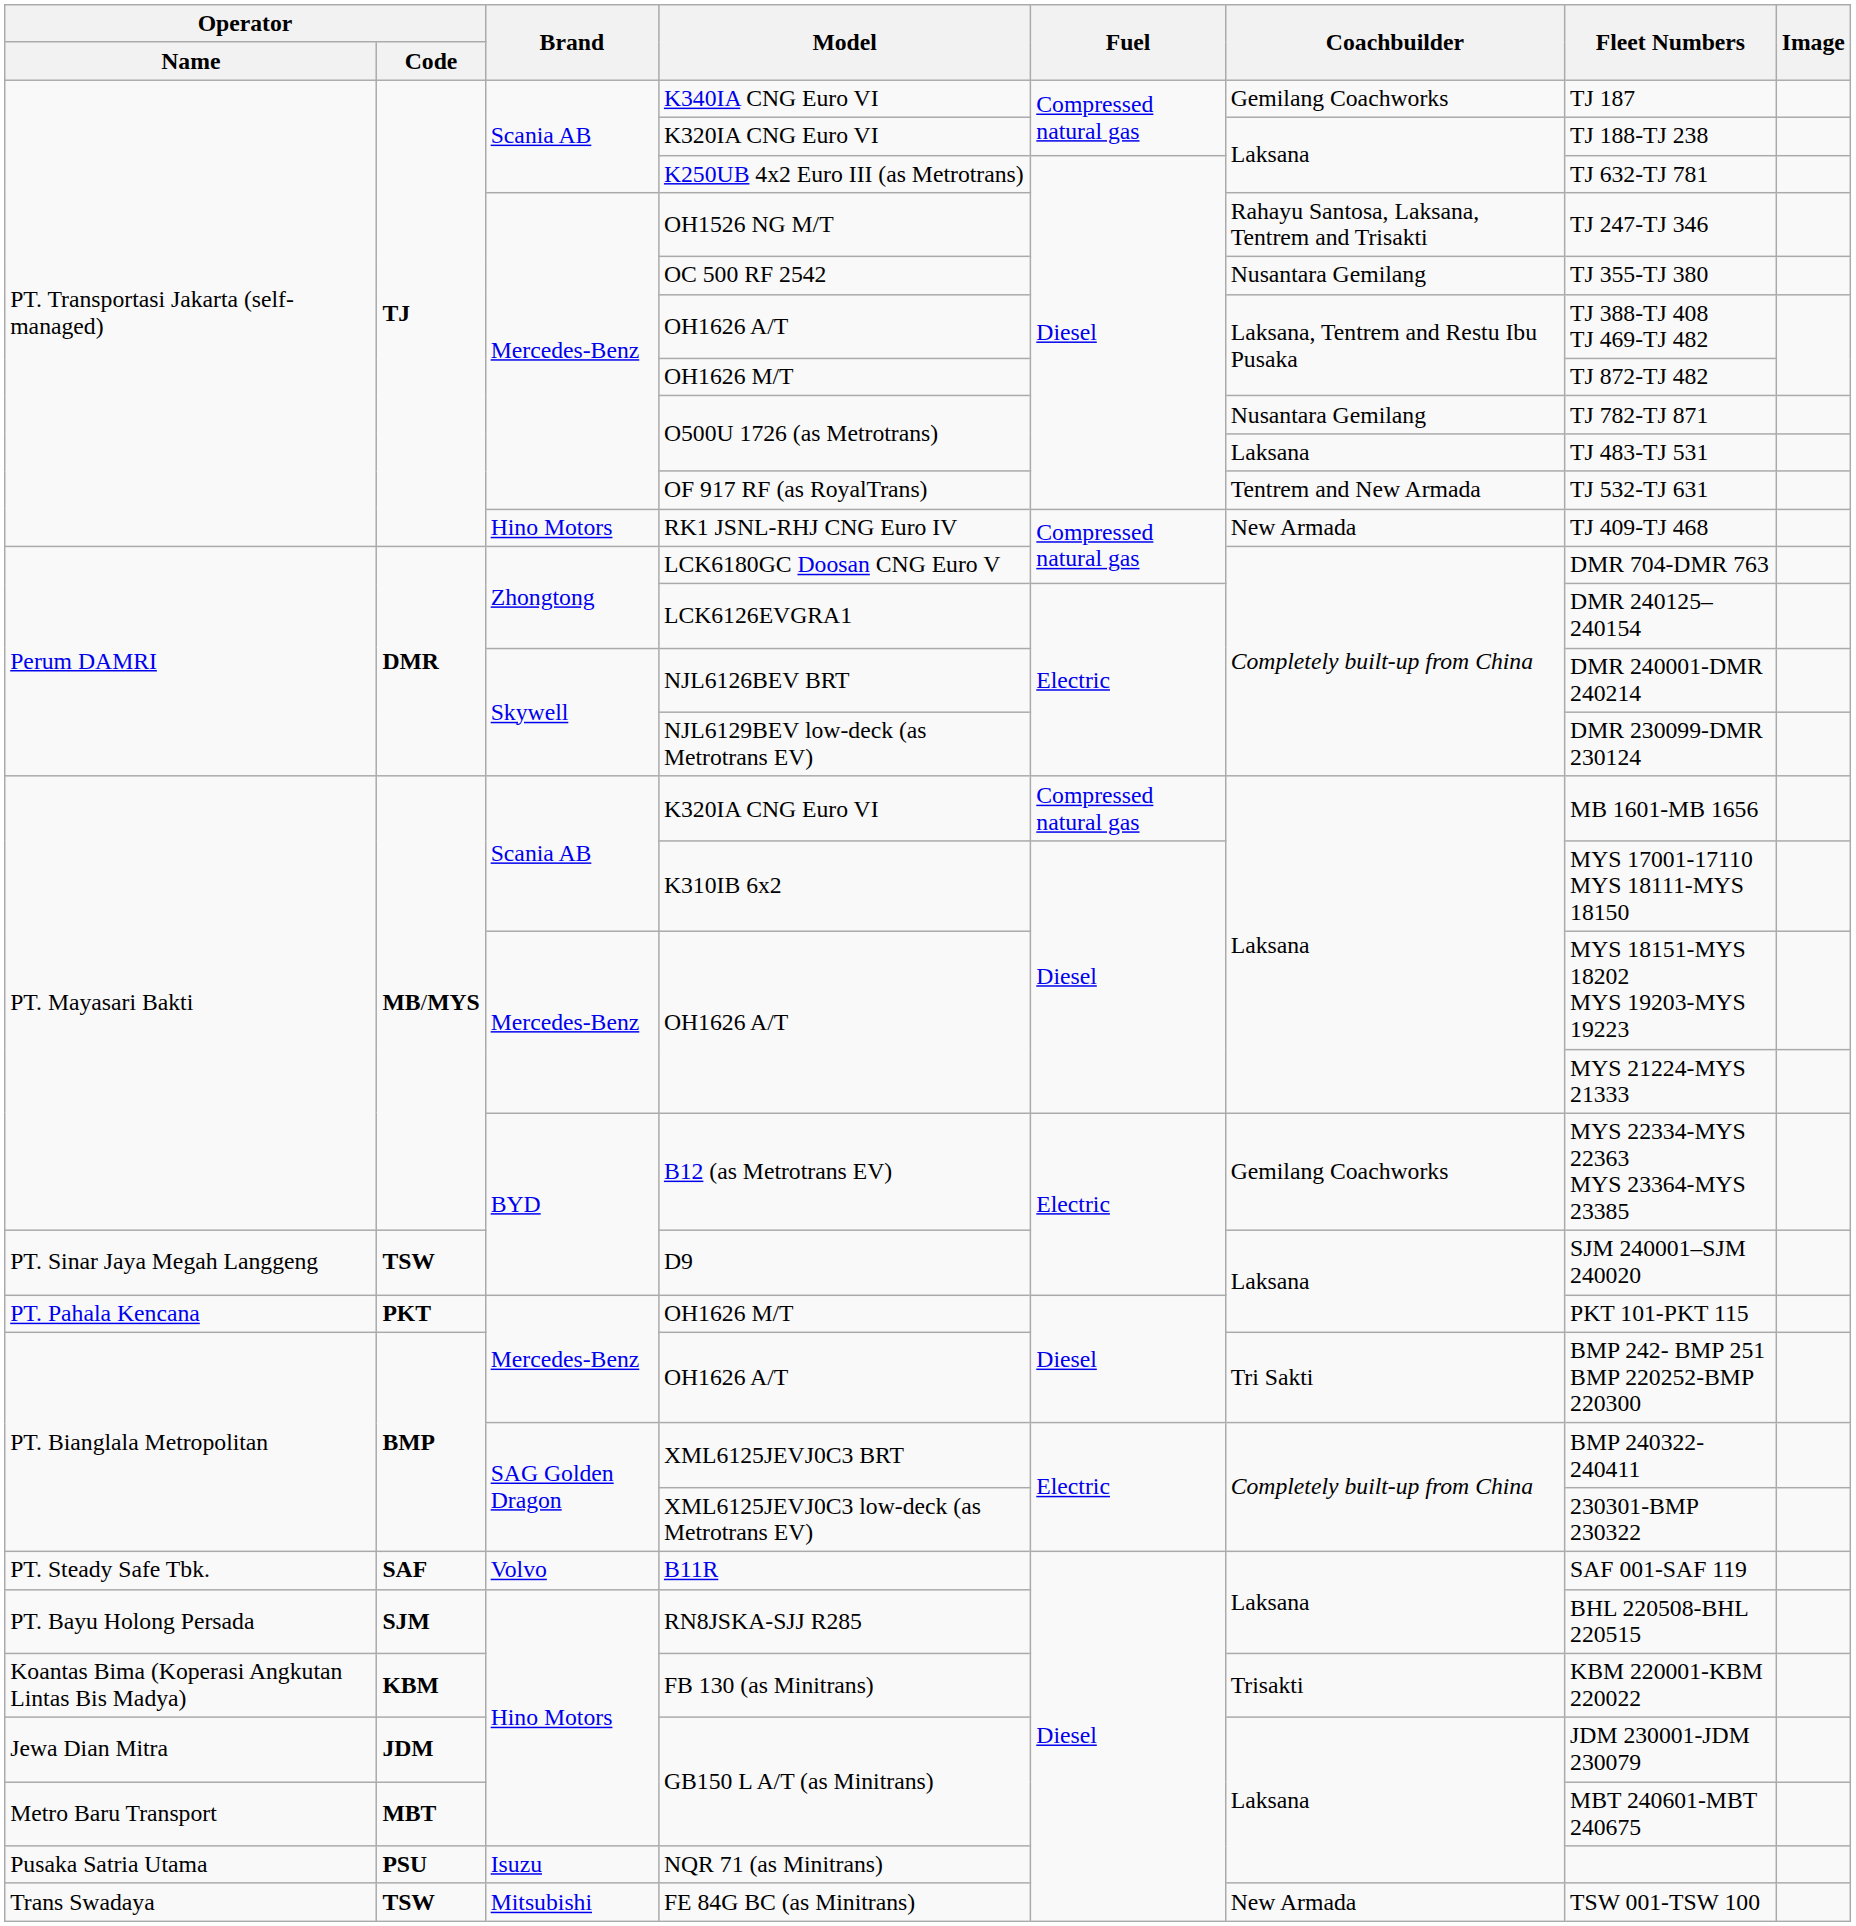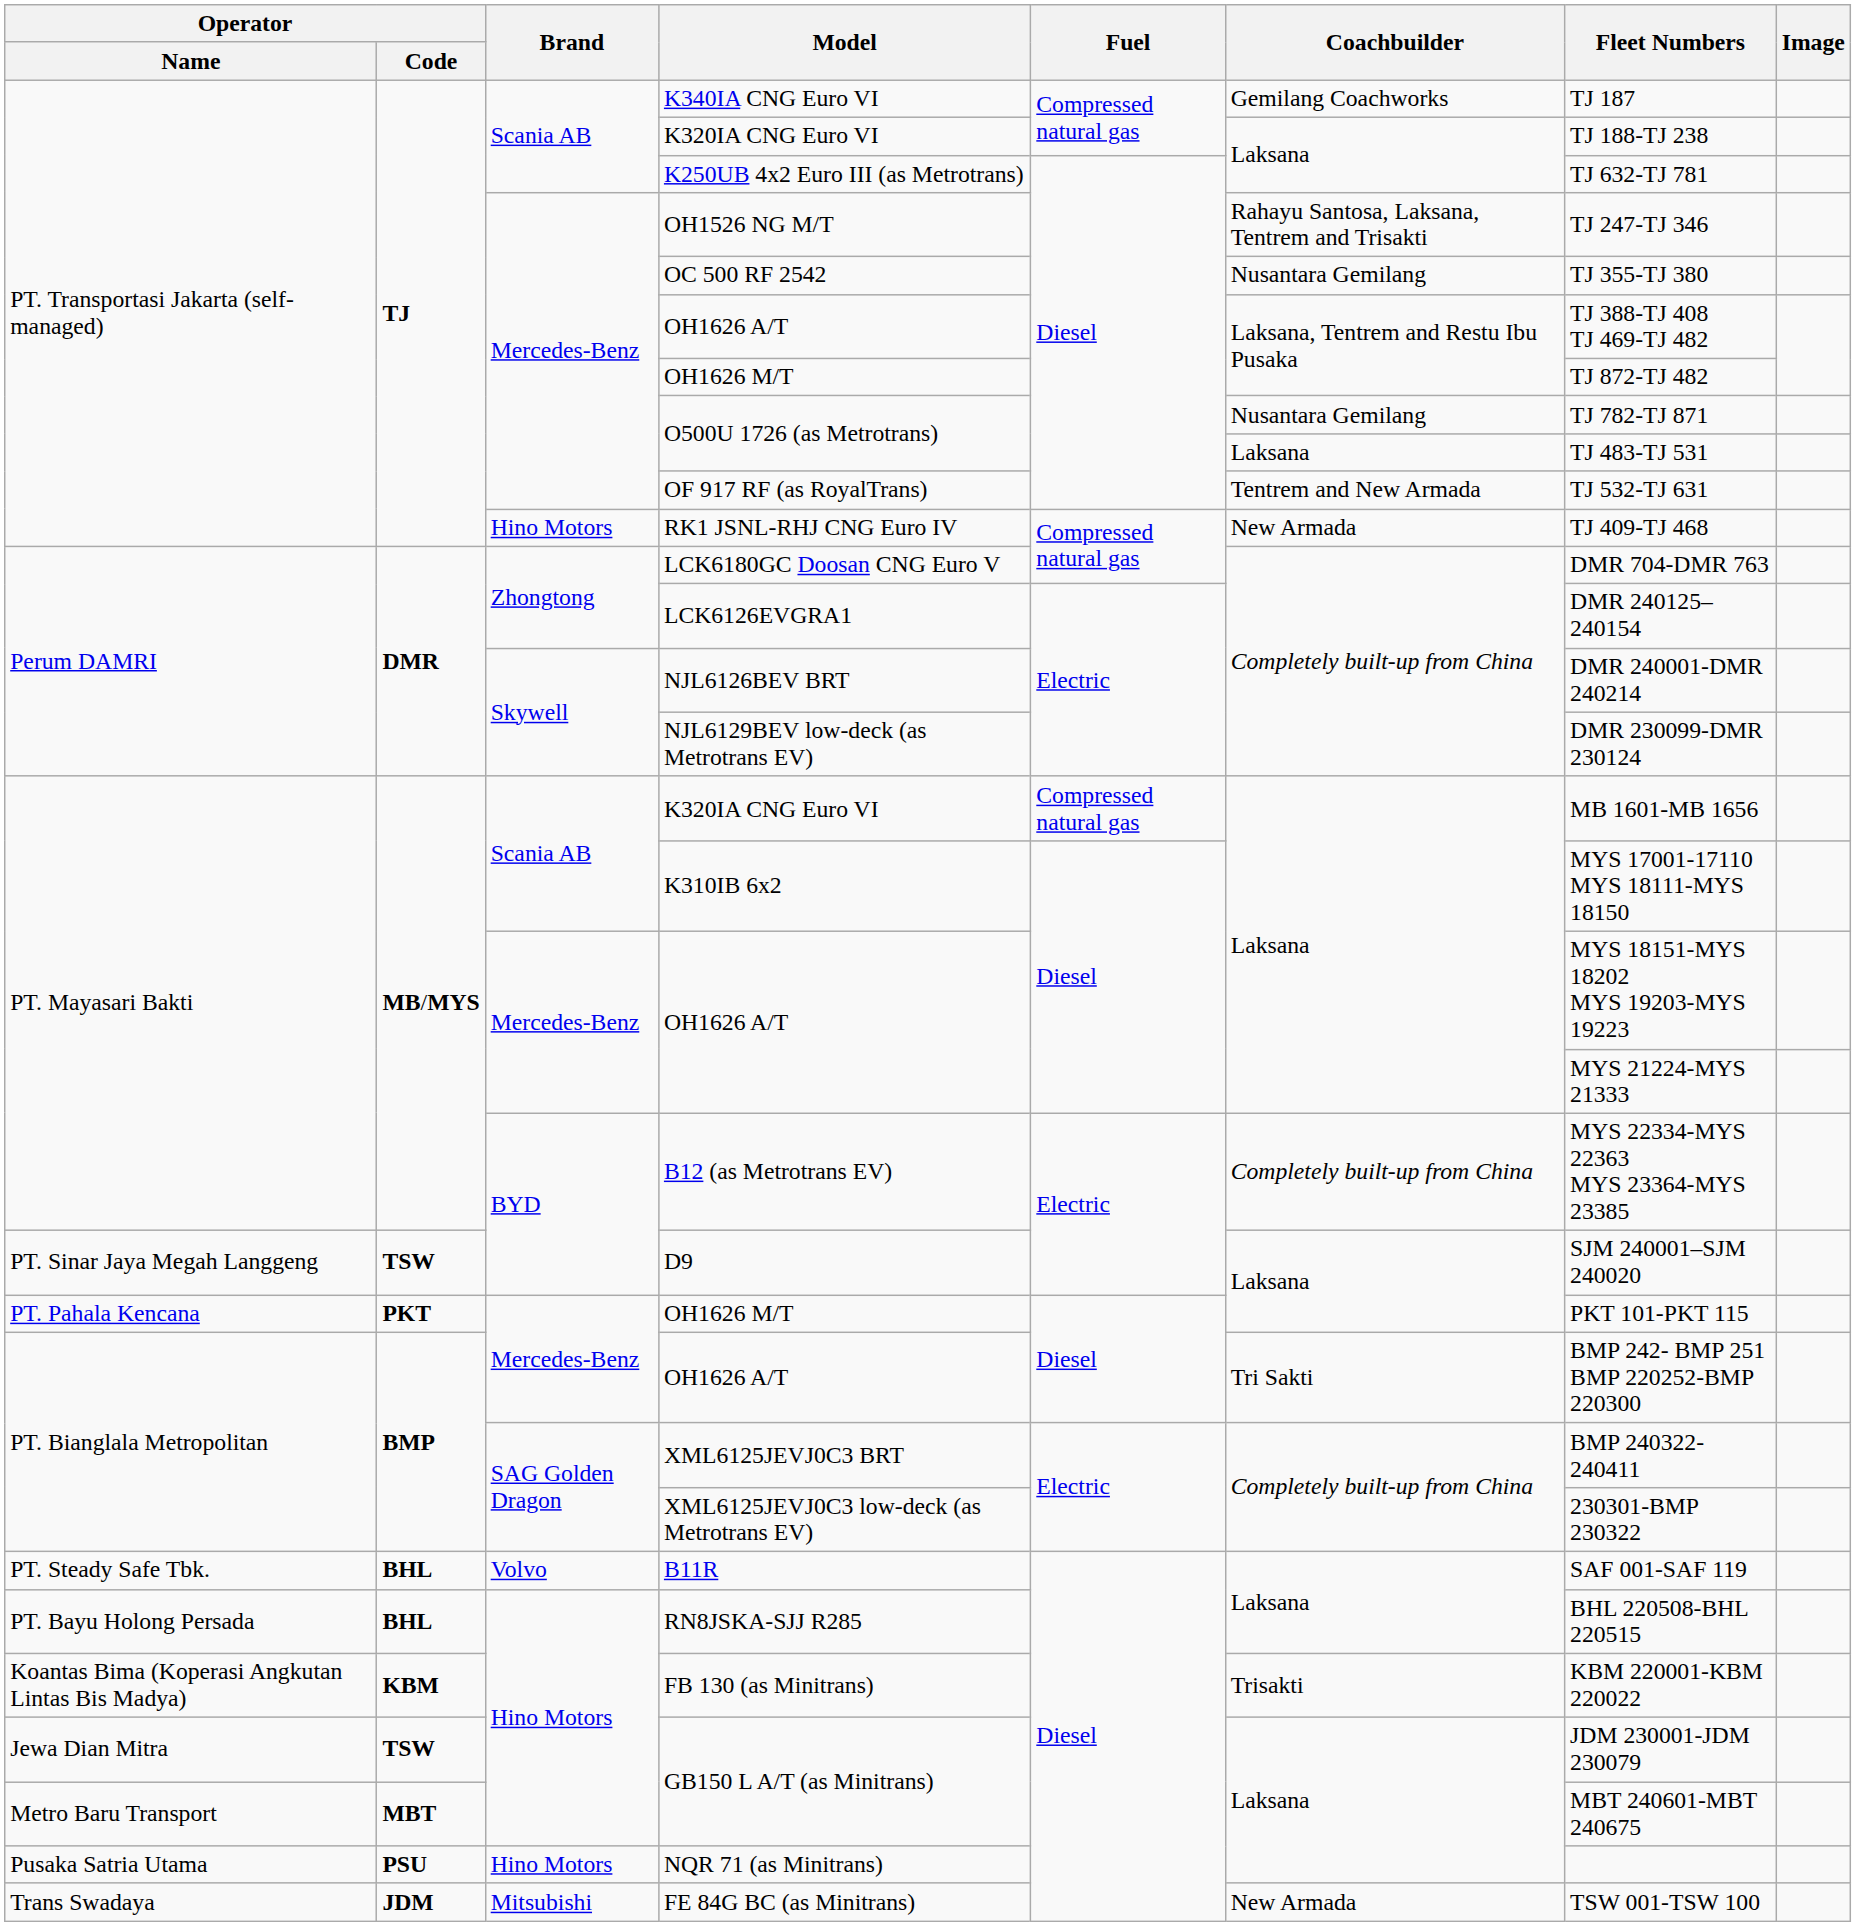(1340, 1171) Gemilang Coachworks -> (1382, 1171) Completely built-up from China
(405, 1570) SAF -> (407, 1570) BHL
(406, 1620) SJM -> (407, 1620) BHL
(408, 1749) JDM -> (409, 1749) TSW
(516, 1864) Isuzu -> (552, 1864) Hino Motors
(409, 1901) TSW -> (408, 1901) JDM
